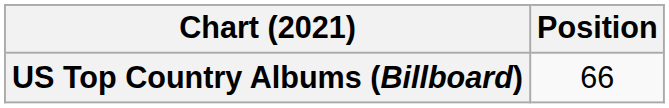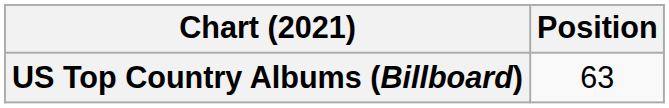(597, 77) 66 -> (597, 77) 63
